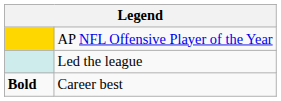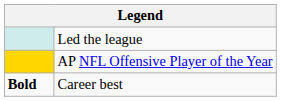rows swapped: (165, 38) <-> (100, 61)
